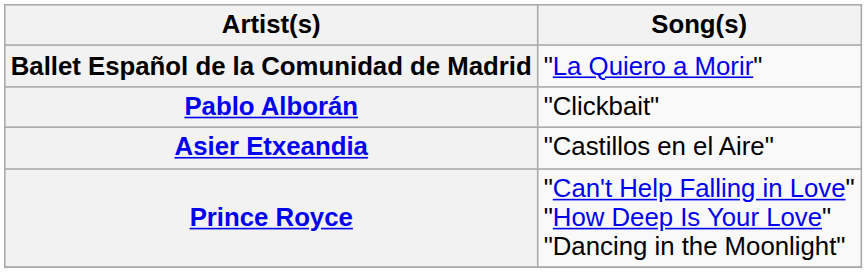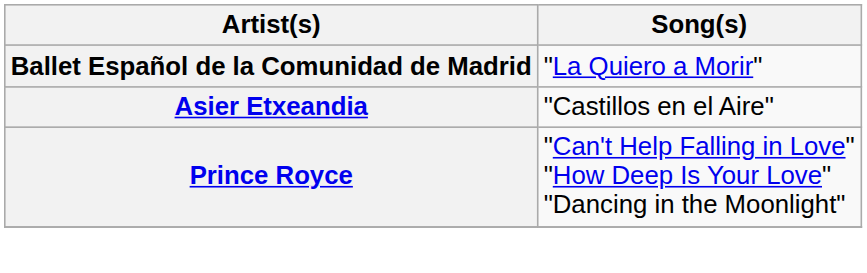- row: (271, 106)
